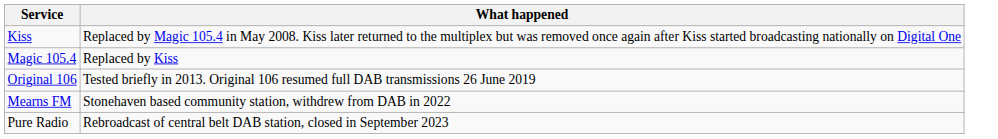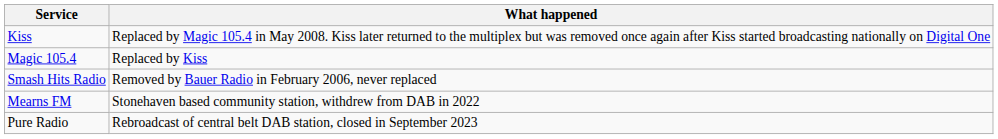+ row: (57, 79)
- row: (42, 79)
